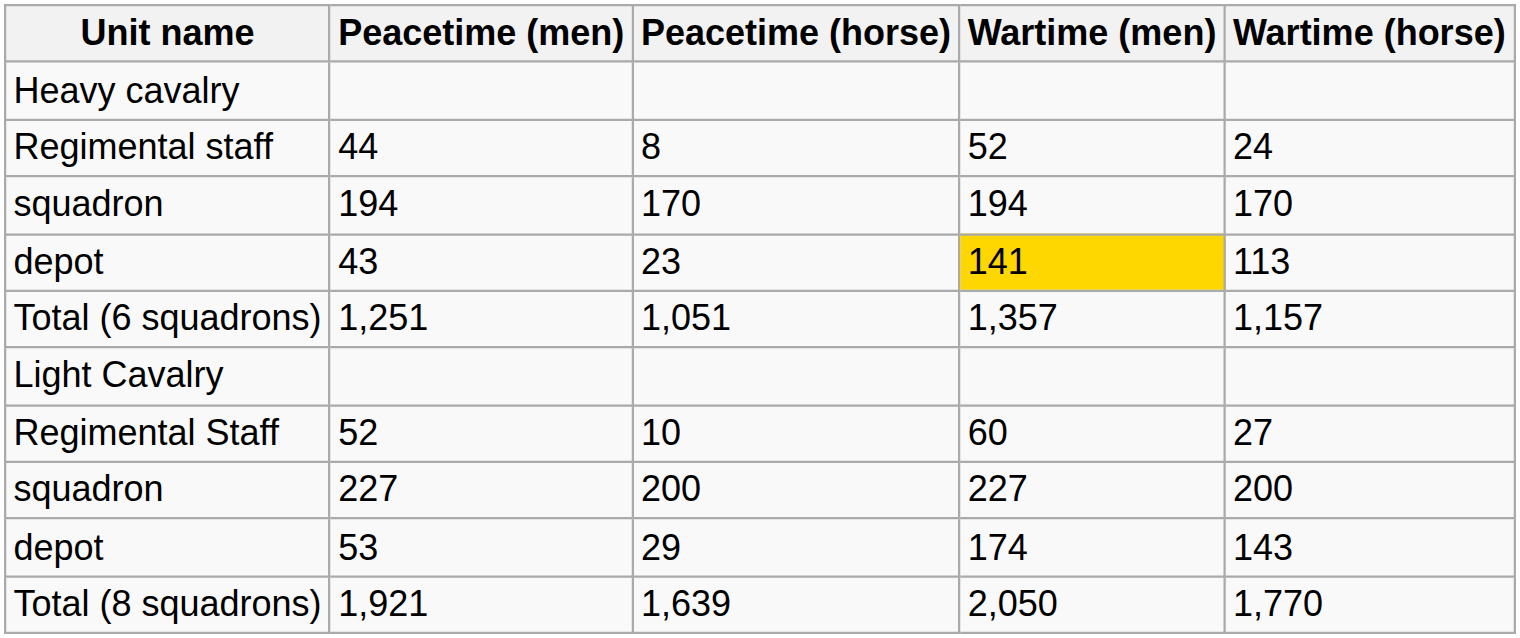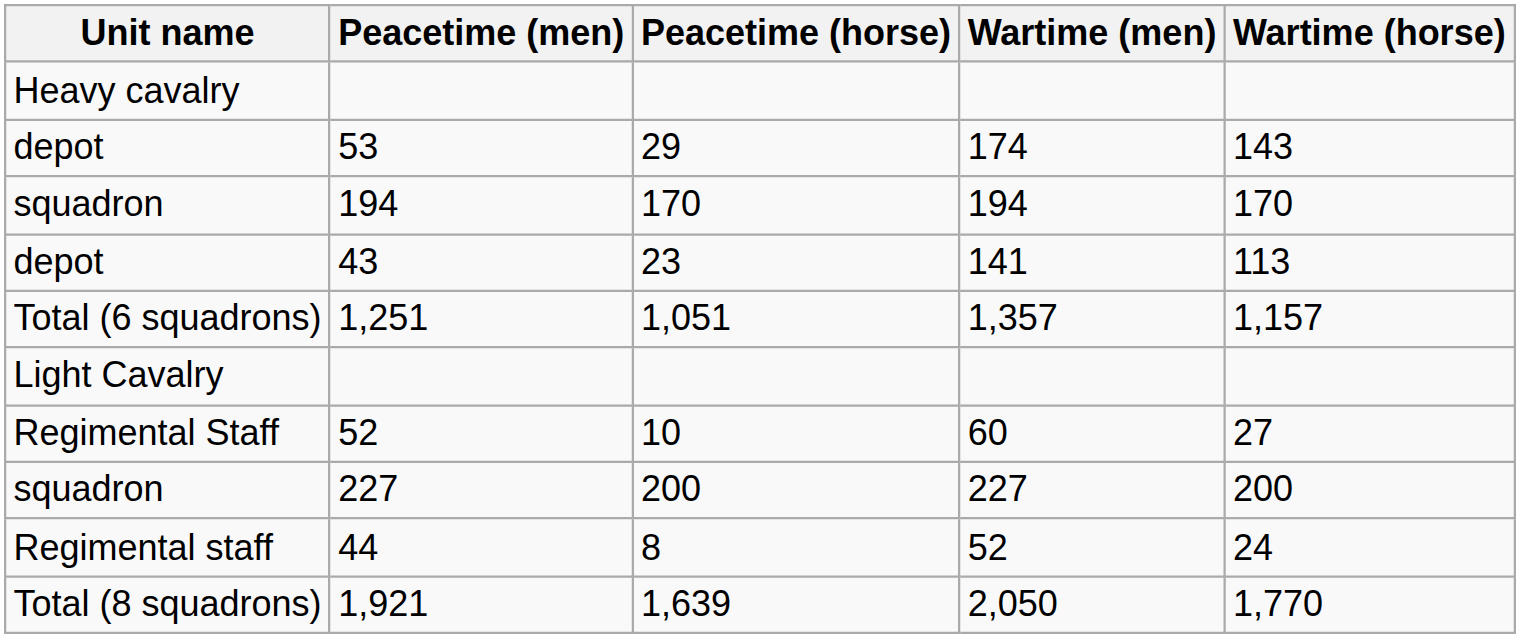rows swapped: (143, 147) <-> (58, 546)
(998, 261) gold background -> (998, 261) no background
